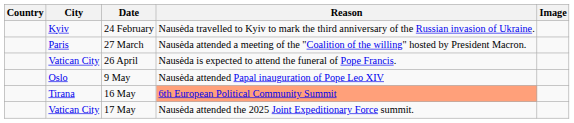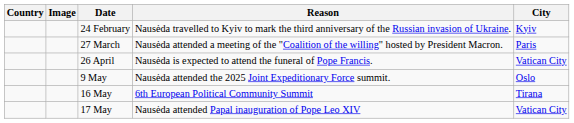columns swapped: (74, 12) <-> (553, 12)
(271, 77) Nausėda attended Papal inauguration of Pope Leo XIV -> (263, 77) Nausėda attended the 2025 Joint Expeditionary Force summit.
(248, 93) lightsalmon background -> (224, 93) no background
(286, 110) Nausėda attended the 2025 Joint Expeditionary Force summit. -> (248, 110) Nausėda attended Papal inauguration of Pope Leo XIV
